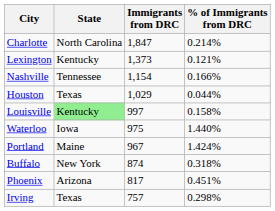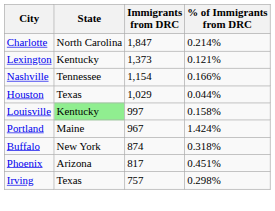- row: (27, 128)
